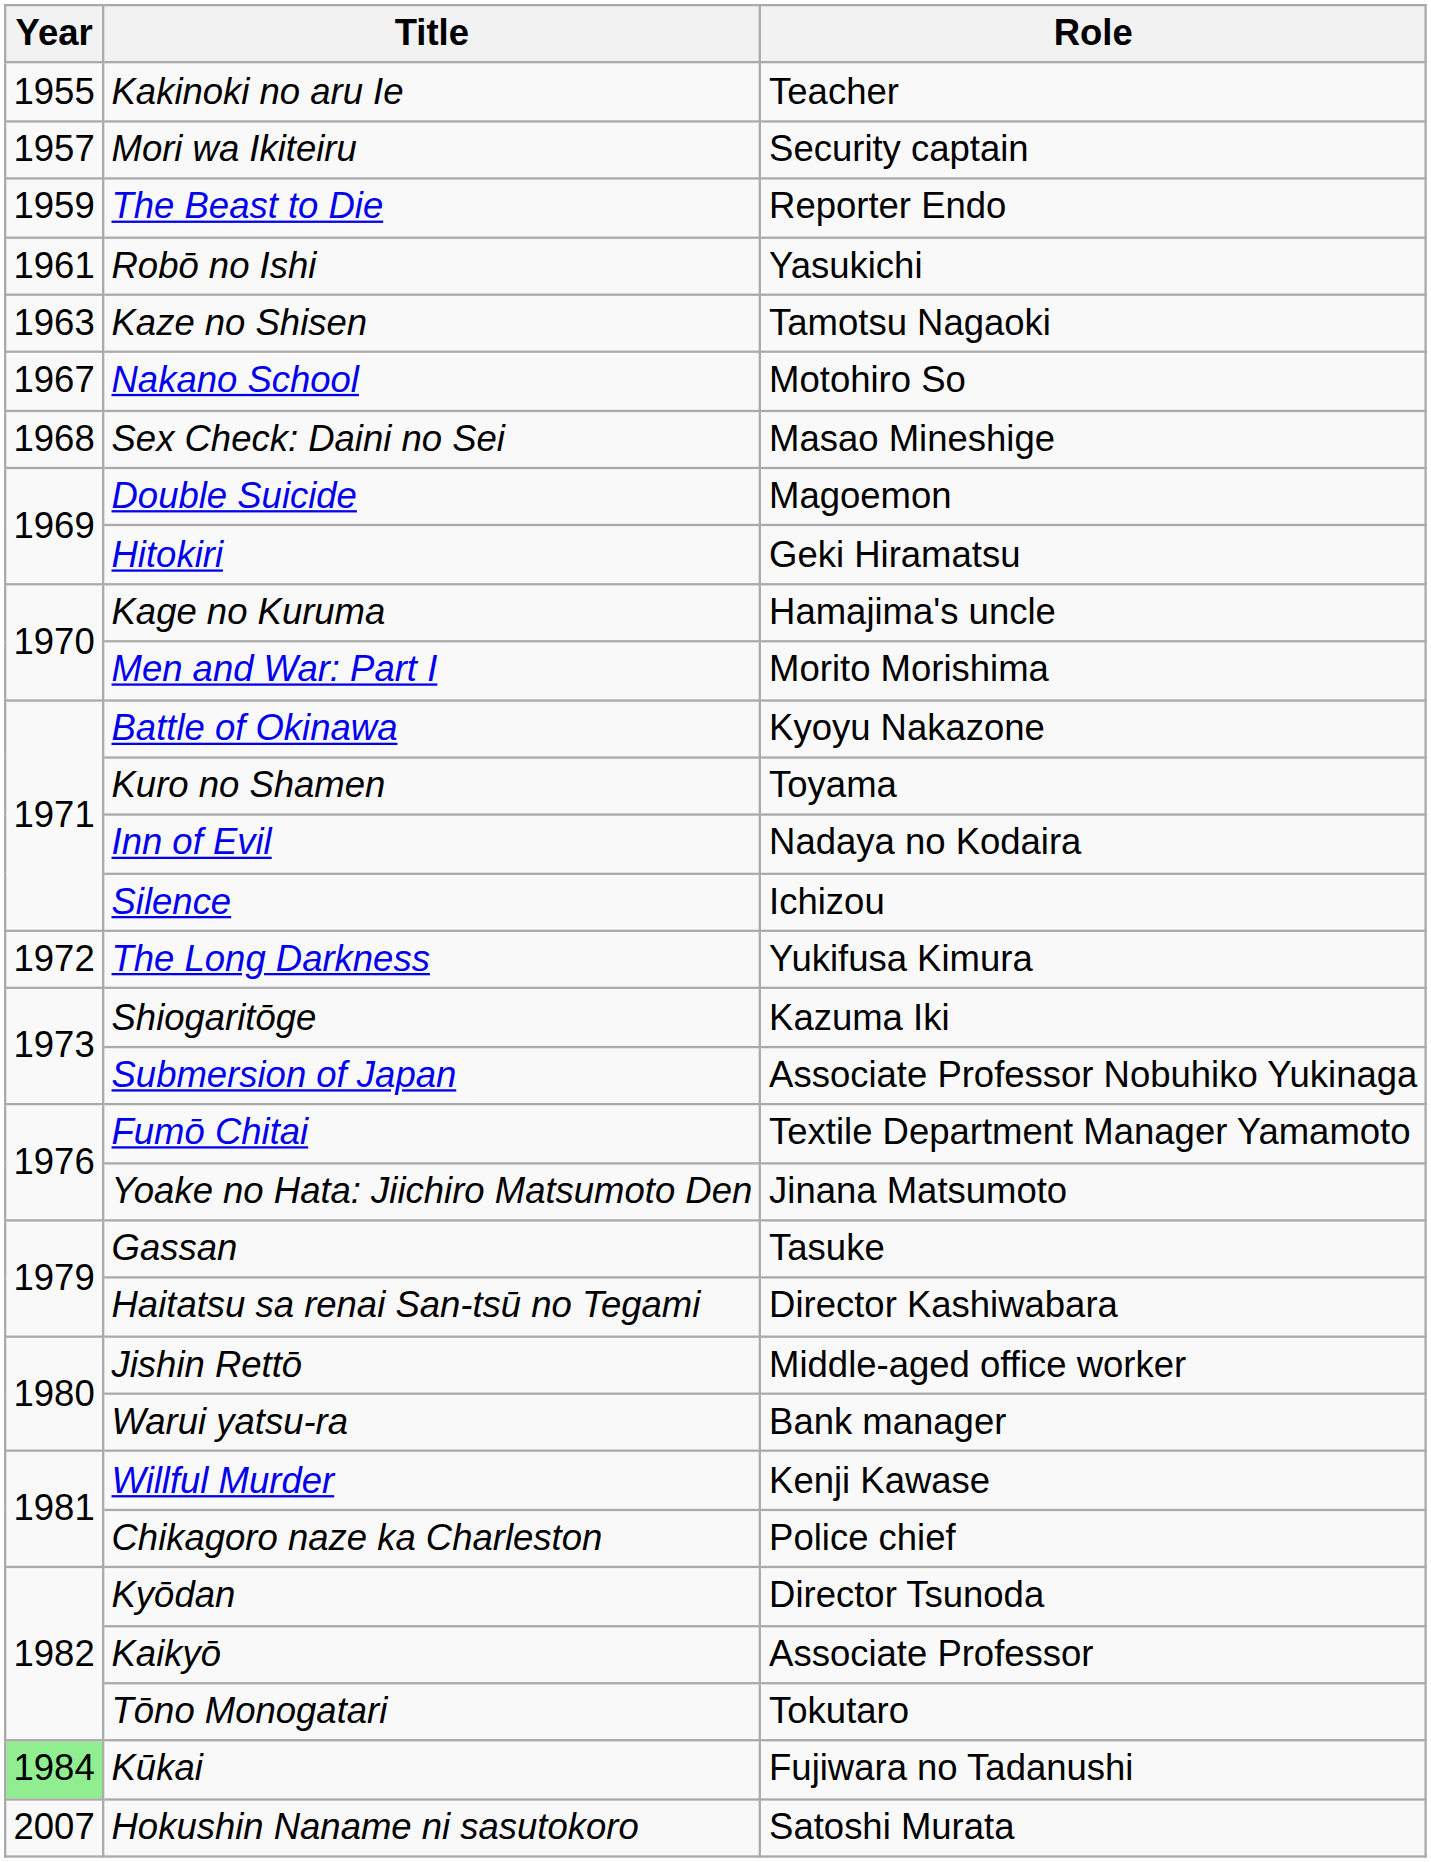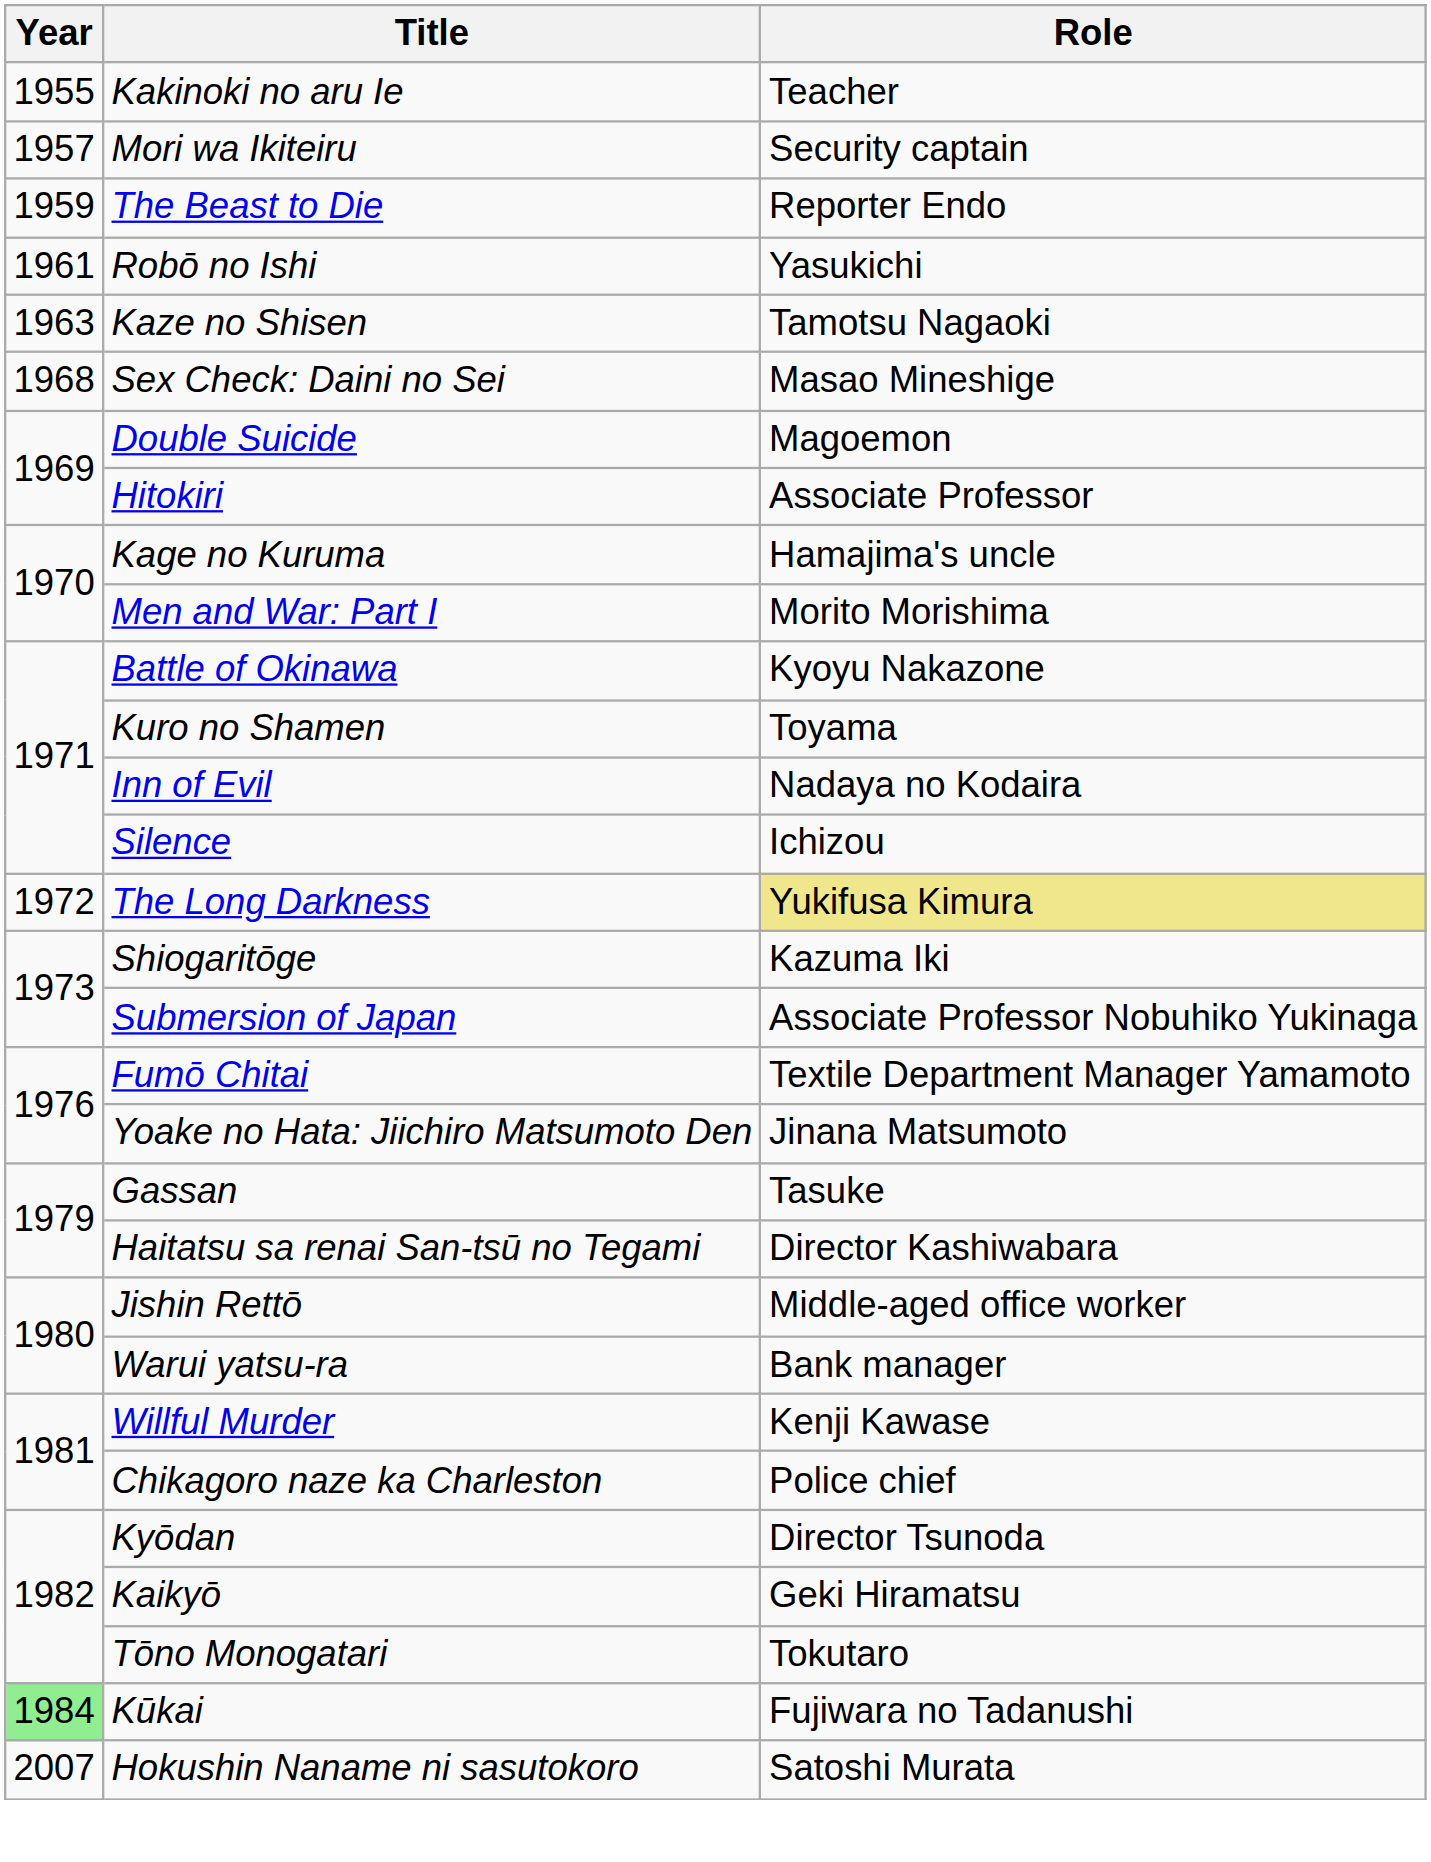- row: (235, 380)
(895, 554) Geki Hiramatsu -> (931, 496) Associate Professor
(901, 959) no background -> (901, 901) khaki background
(931, 1653) Associate Professor -> (895, 1595) Geki Hiramatsu
